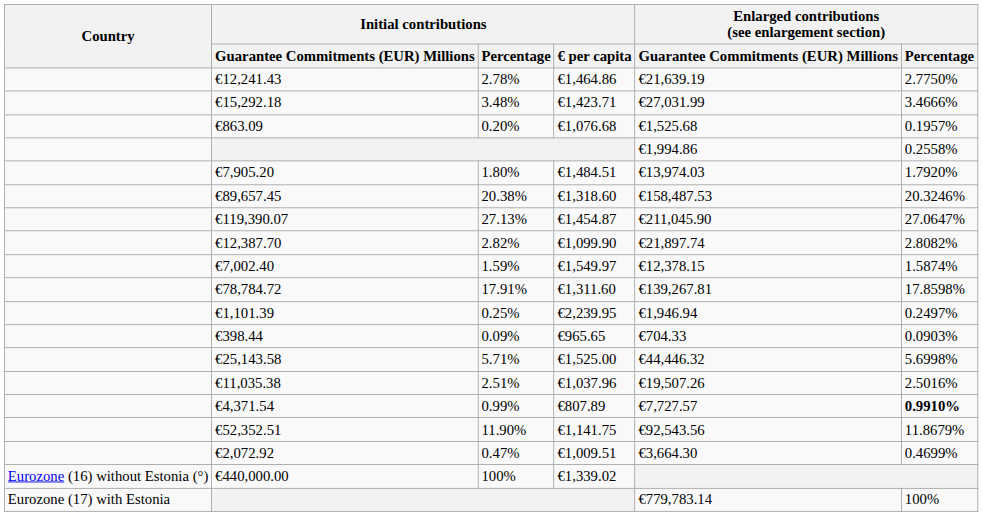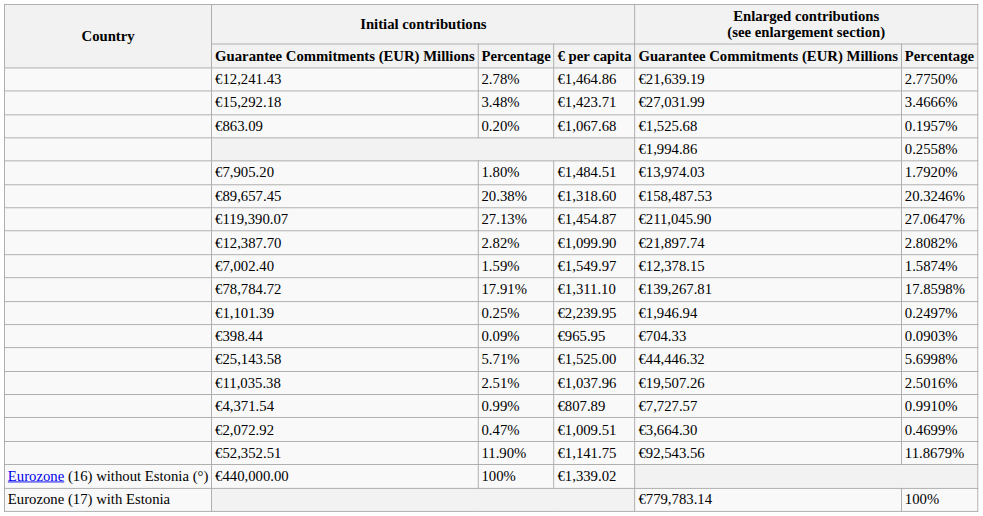(587, 126) €1,076.68 -> (587, 126) €1,067.68
(587, 289) €1,311.60 -> (587, 289) €1,311.10
(581, 336) €965.65 -> (581, 336) €965.95
(932, 406) bold -> (931, 406) normal
rows swapped: (108, 453) <-> (108, 430)
